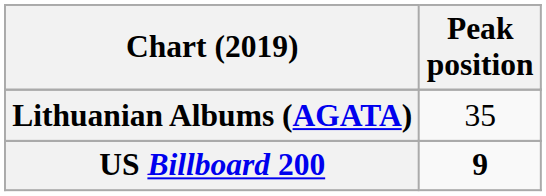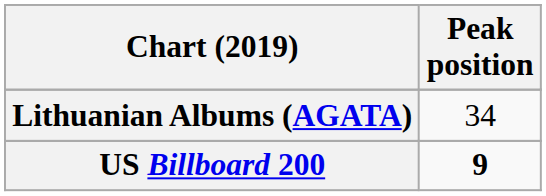(480, 114) 35 -> (480, 114) 34
